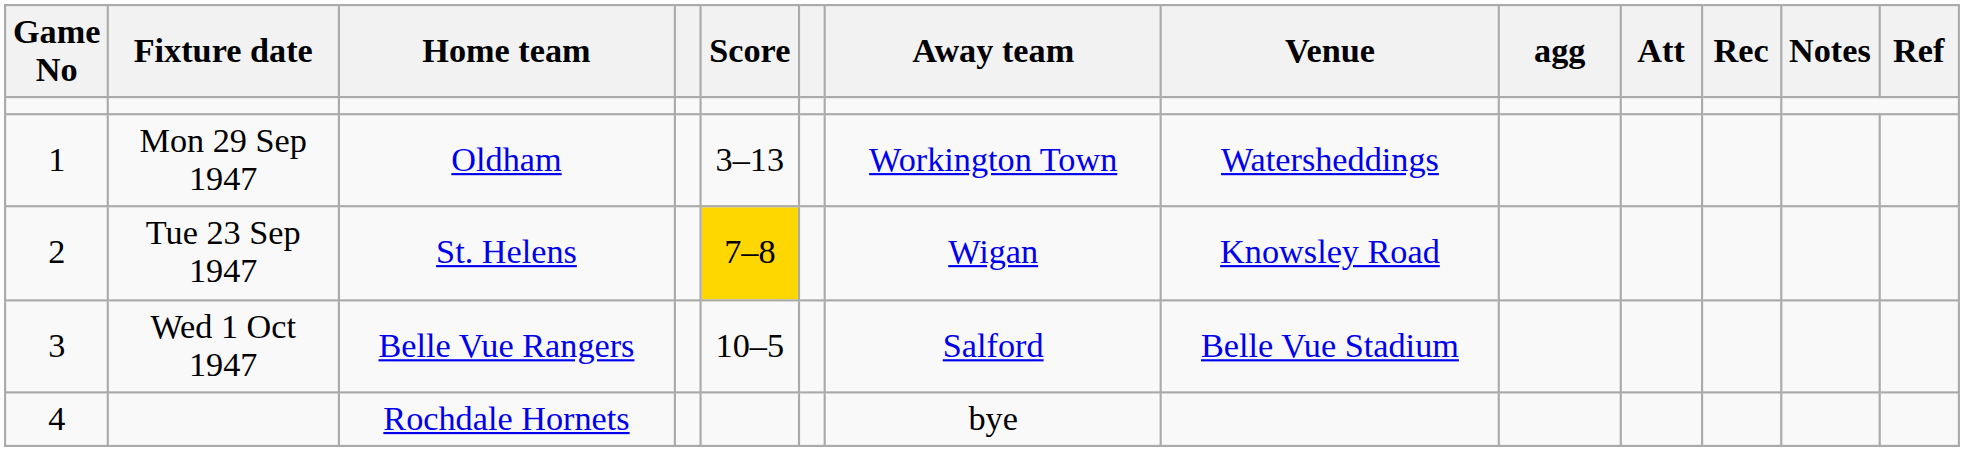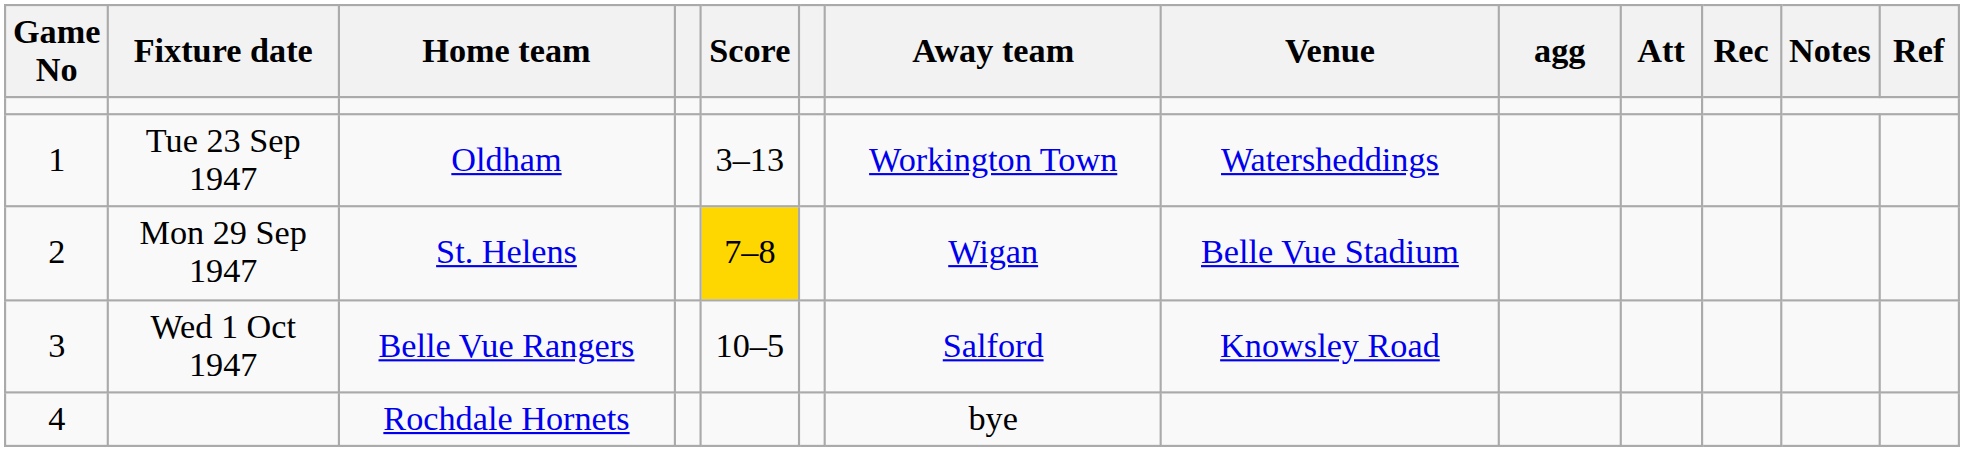(223, 159) Mon 29 Sep 1947 -> (223, 159) Tue 23 Sep 1947
(223, 252) Tue 23 Sep 1947 -> (223, 252) Mon 29 Sep 1947
(1330, 252) Knowsley Road -> (1330, 252) Belle Vue Stadium
(1330, 345) Belle Vue Stadium -> (1330, 345) Knowsley Road
